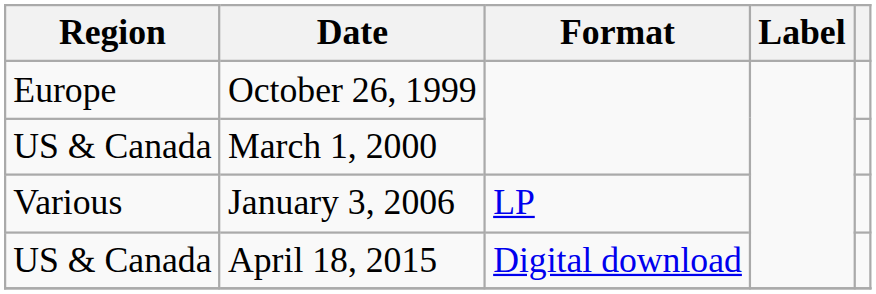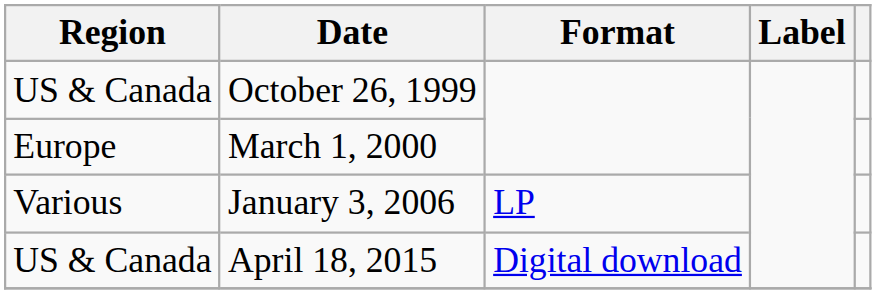(65, 89) Europe -> (112, 89) US & Canada
(112, 145) US & Canada -> (65, 145) Europe
